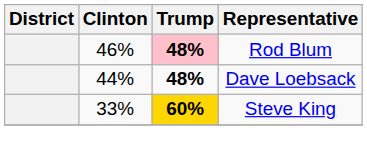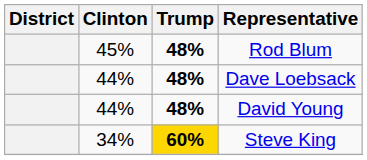(115, 49) 46% -> (115, 49) 45%
(185, 49) pink background -> (185, 49) no background
+ row: (290, 109)
(115, 109) 33% -> (115, 139) 34%
